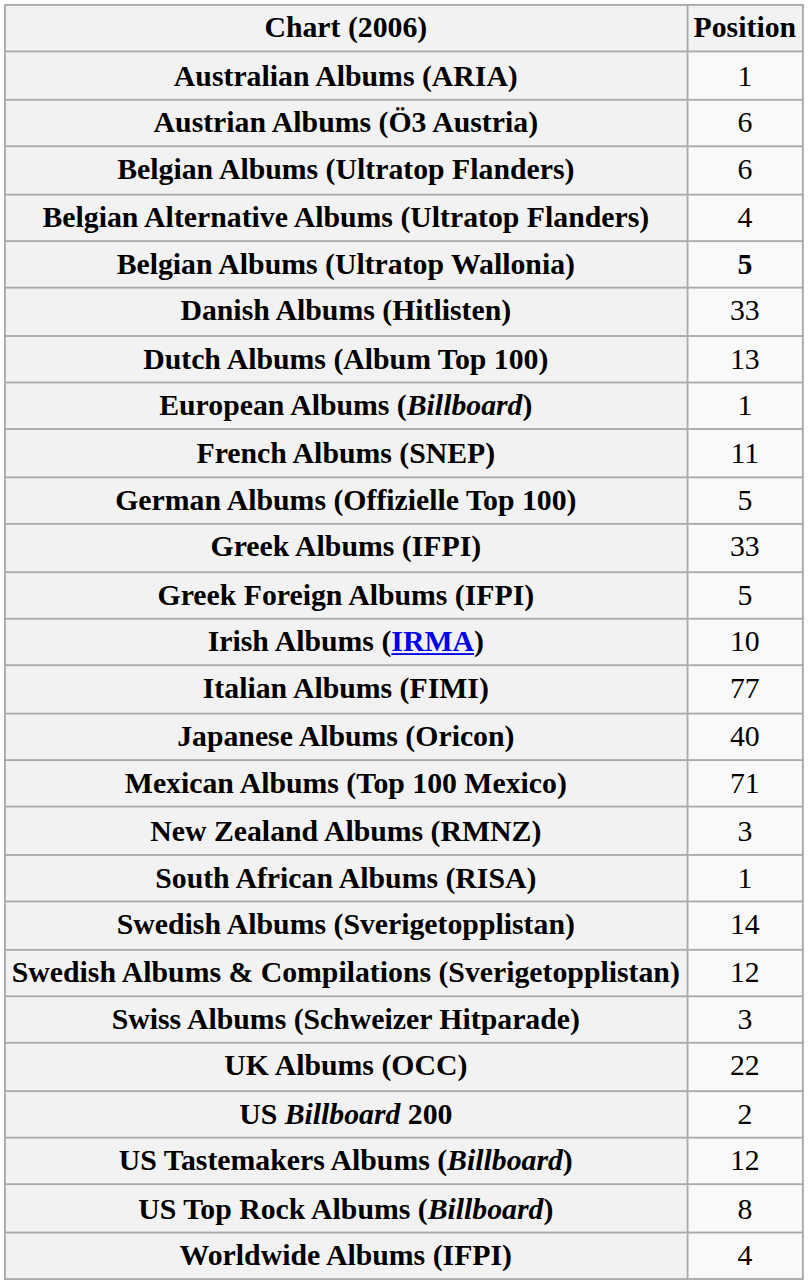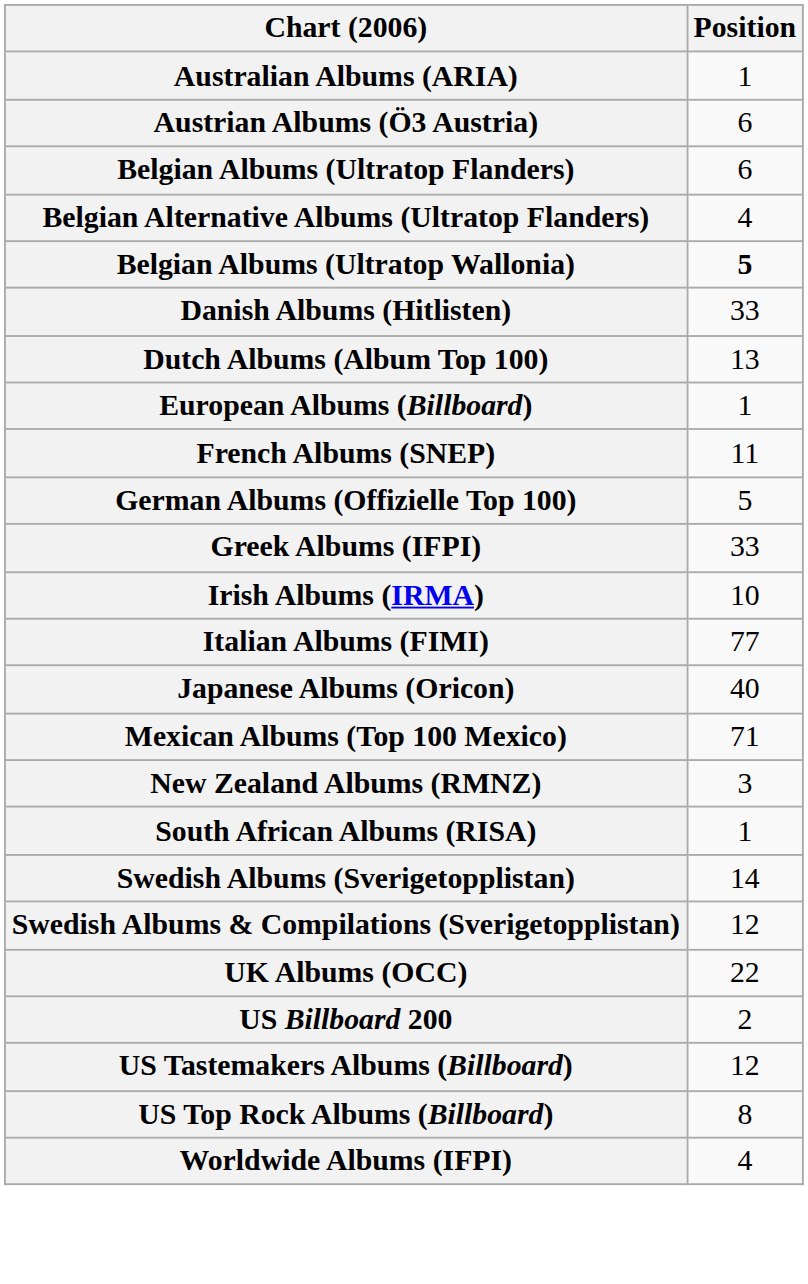- row: (346, 594)
- row: (346, 1019)
